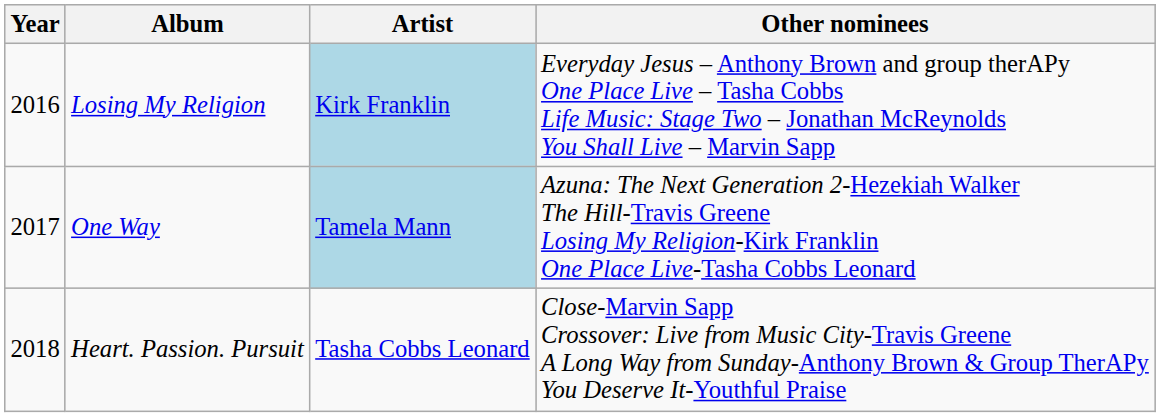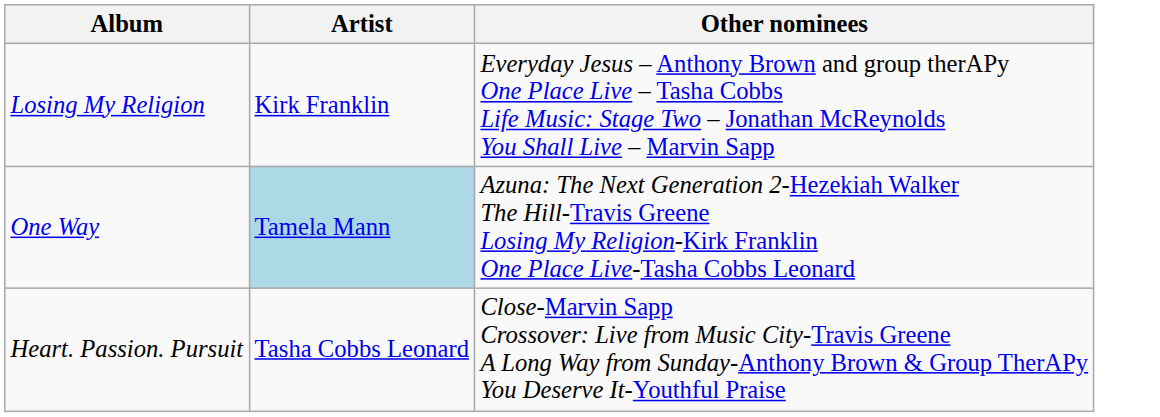- column: (35, 24)
(383, 104) lightblue background -> (322, 104) no background
